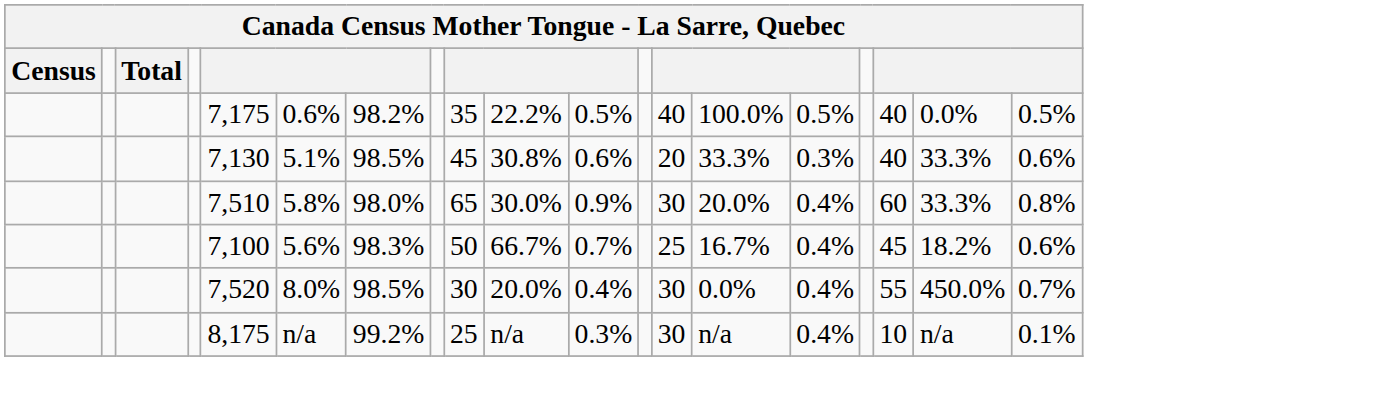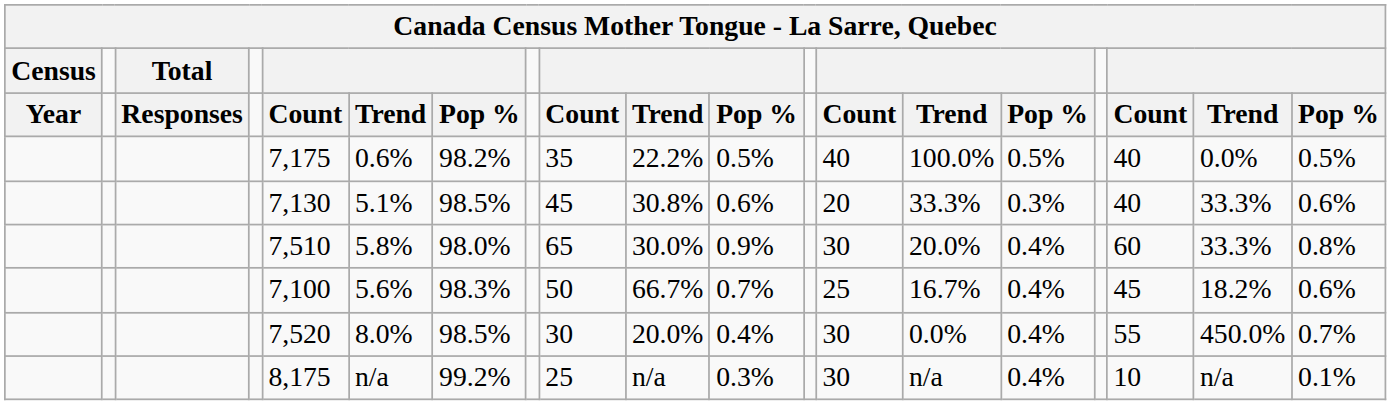+ row: (54, 114)
